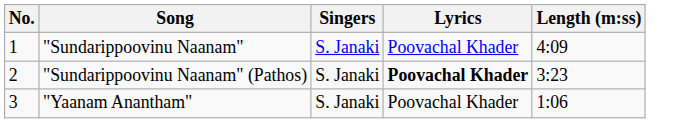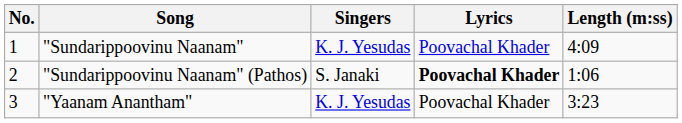(347, 46) S. Janaki -> (363, 46) K. J. Yesudas
(552, 74) 3:23 -> (583, 74) 1:06
(347, 103) S. Janaki -> (363, 103) K. J. Yesudas
(552, 103) 1:06 -> (583, 103) 3:23
